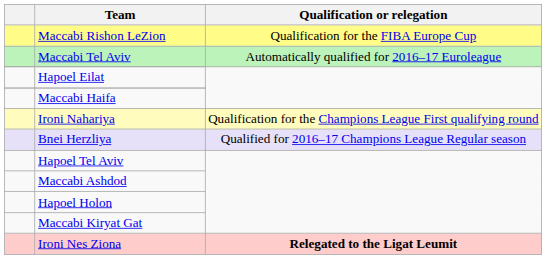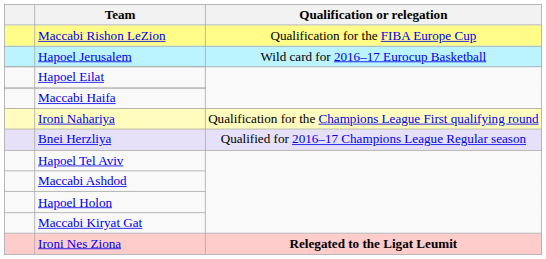+ row: (85, 56)
- row: (84, 56)
